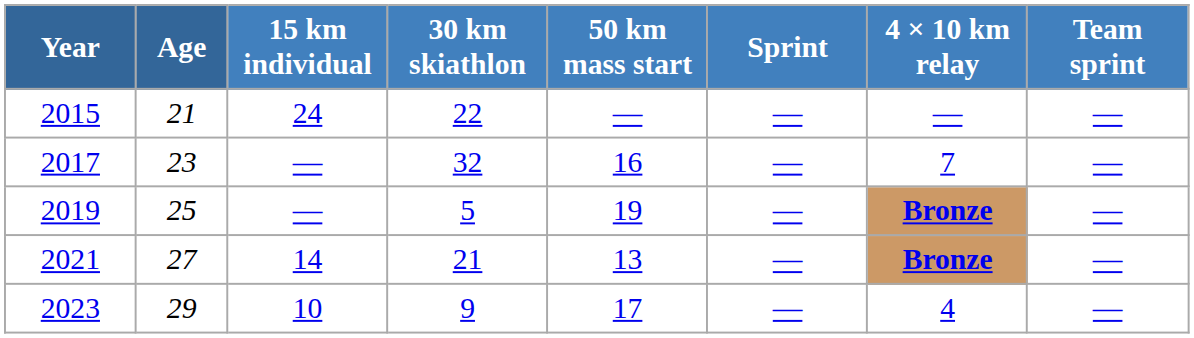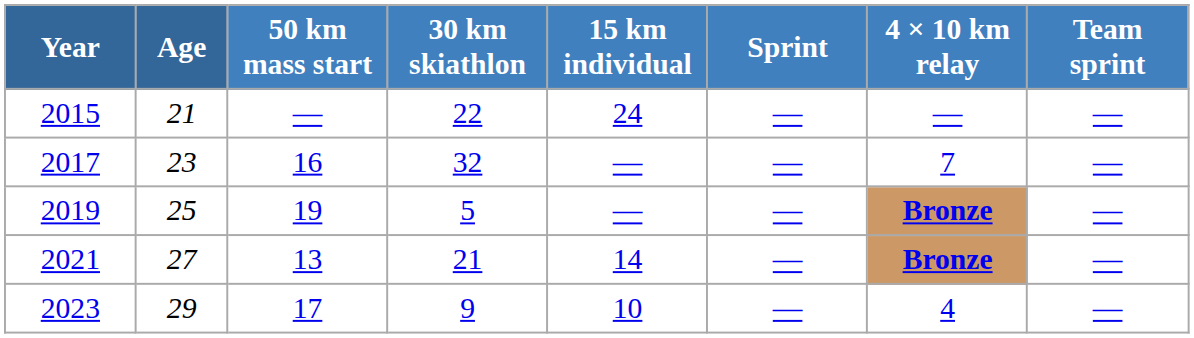columns swapped: (308, 46) <-> (628, 46)
